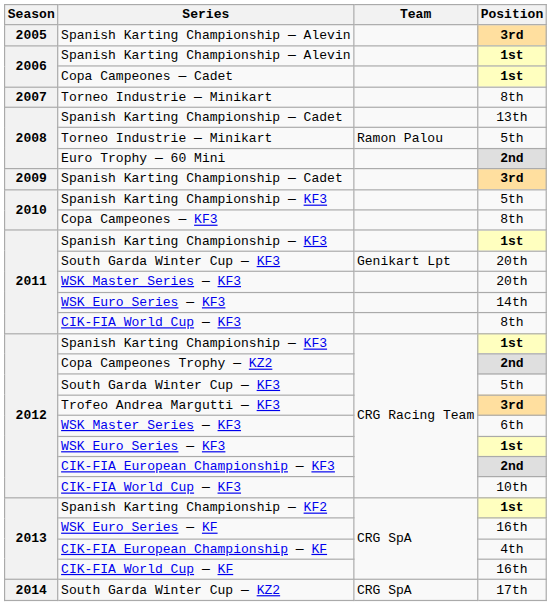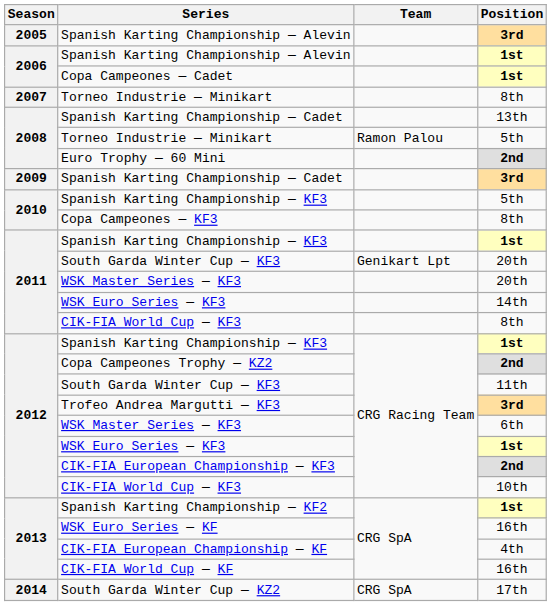(512, 385) 5th -> (512, 385) 11th
